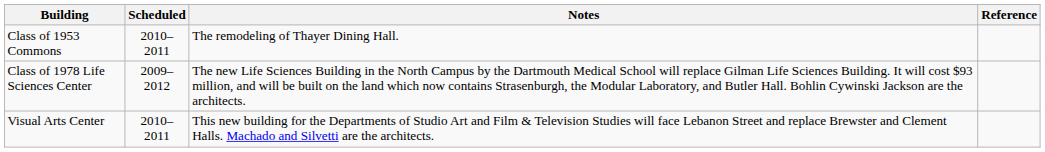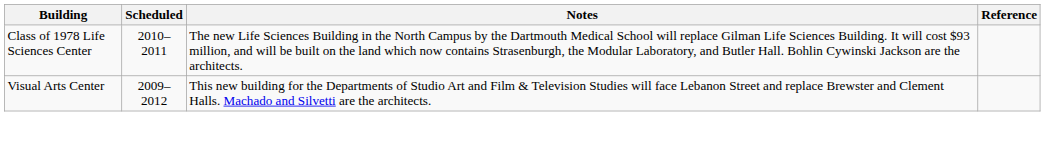- row: (44, 43)
(157, 78) 2009–2012 -> (154, 43) 2010–2011
(157, 128) 2010–2011 -> (154, 93) 2009–2012
